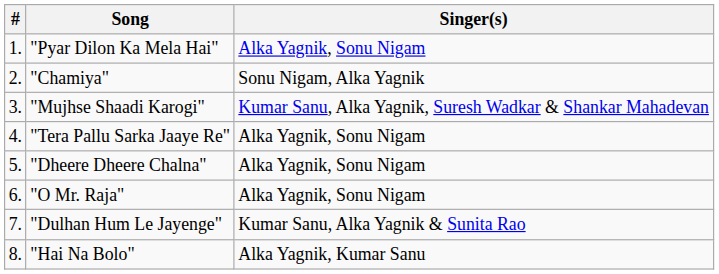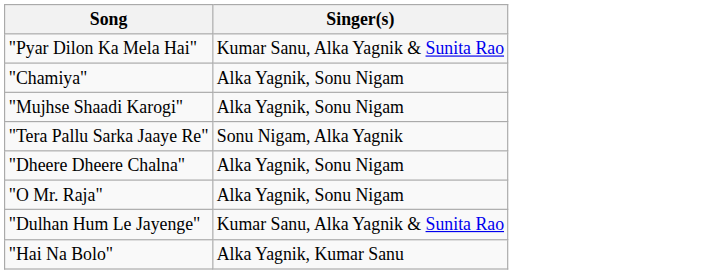- column: (15, 19)
(332, 48) Alka Yagnik, Sonu Nigam -> (360, 48) Kumar Sanu, Alka Yagnik & Sunita Rao
(331, 77) Sonu Nigam, Alka Yagnik -> (310, 77) Alka Yagnik, Sonu Nigam
(474, 107) Kumar Sanu, Alka Yagnik, Suresh Wadkar & Shankar Mahadevan -> (310, 107) Alka Yagnik, Sonu Nigam
(332, 136) Alka Yagnik, Sonu Nigam -> (310, 136) Sonu Nigam, Alka Yagnik
